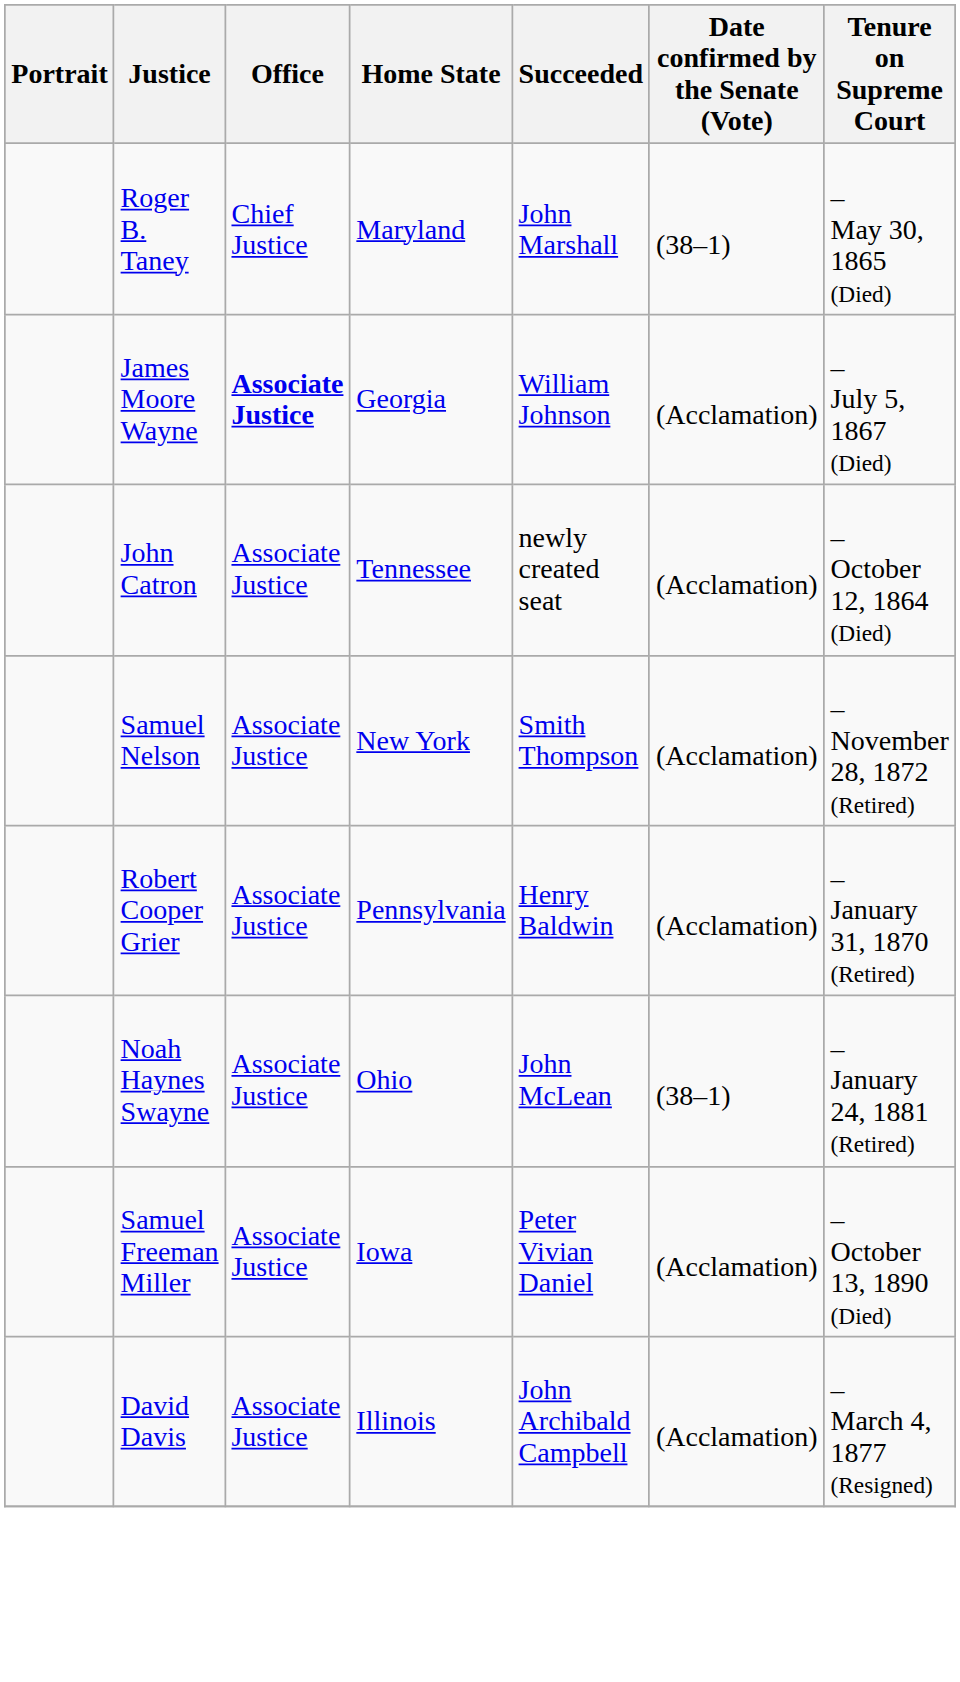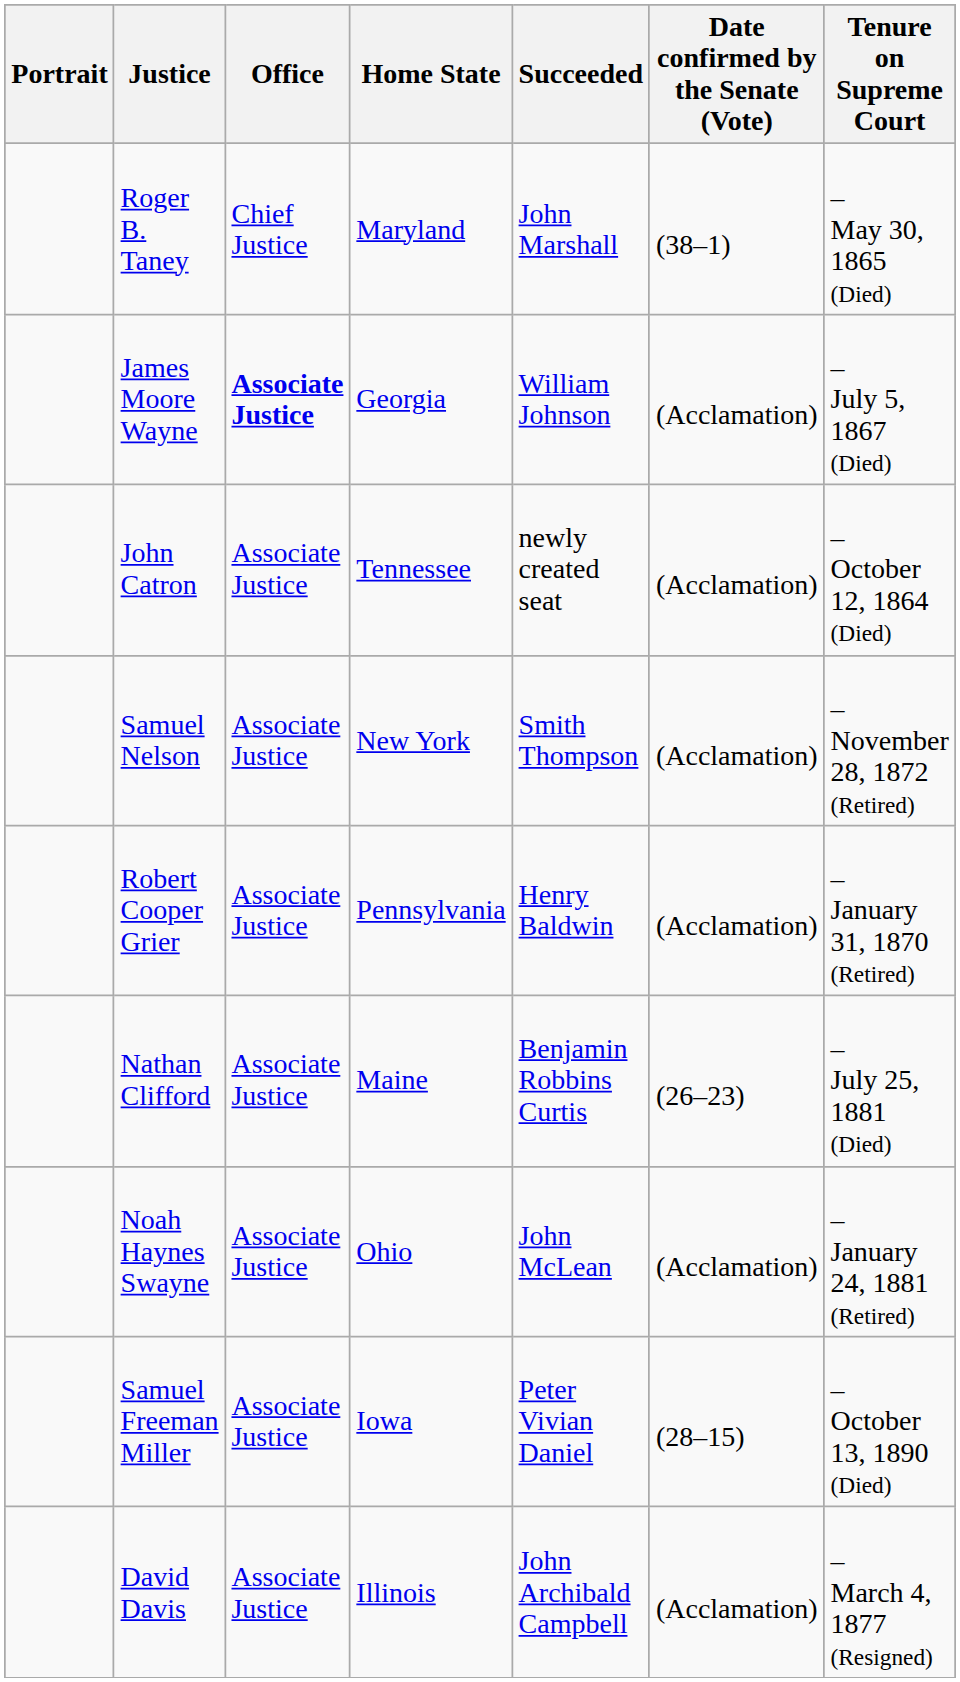+ row: (165, 1080)
(693, 1096) (38–1) -> (737, 1266) (Acclamation)
(737, 1266) (Acclamation) -> (700, 1437) (28–15)
